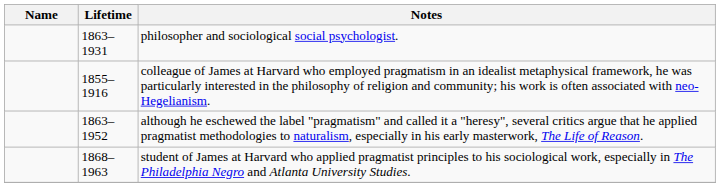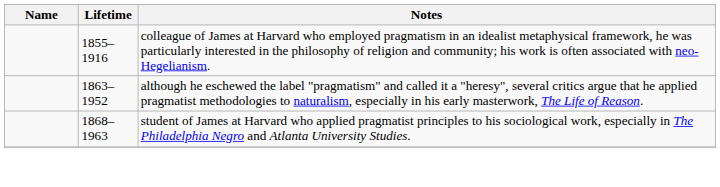- row: (270, 35)
